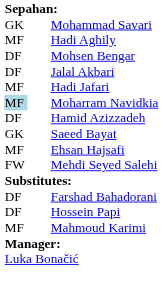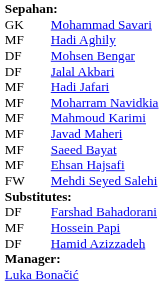(14, 102) lightblue background -> (14, 102) no background
rows swapped: (98, 227) <-> (98, 118)
+ row: (87, 133)
(14, 133) GK -> (14, 149) MF
(13, 212) DF -> (14, 227) MF
